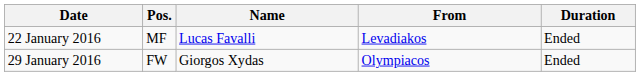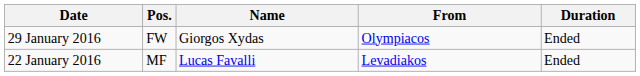rows swapped: (54, 37) <-> (54, 60)
